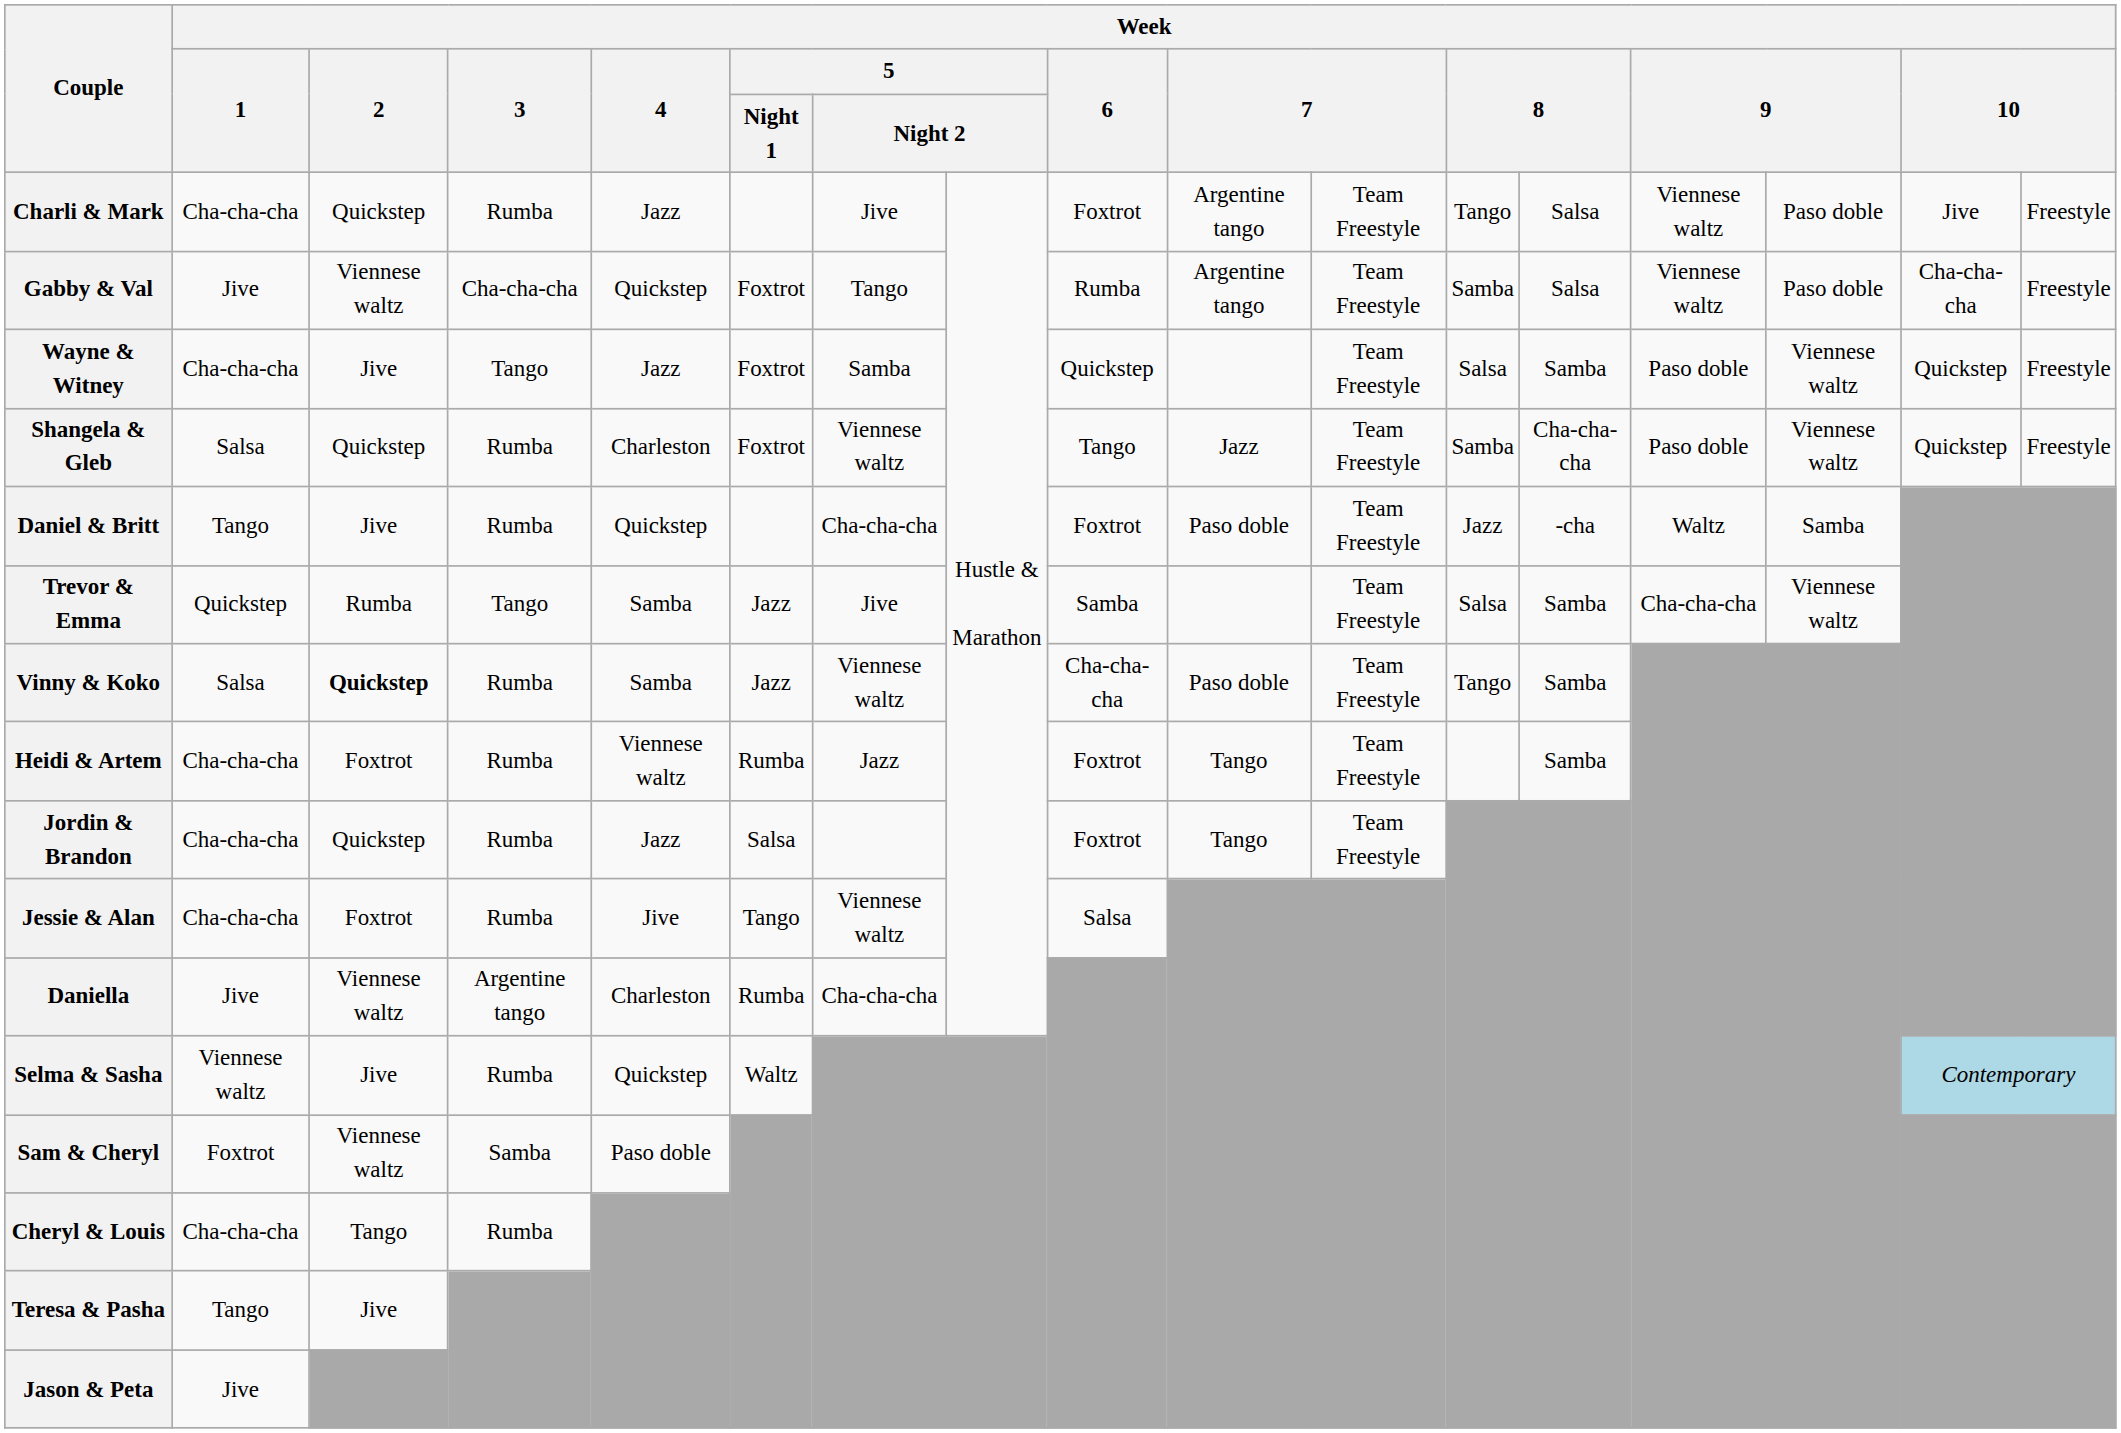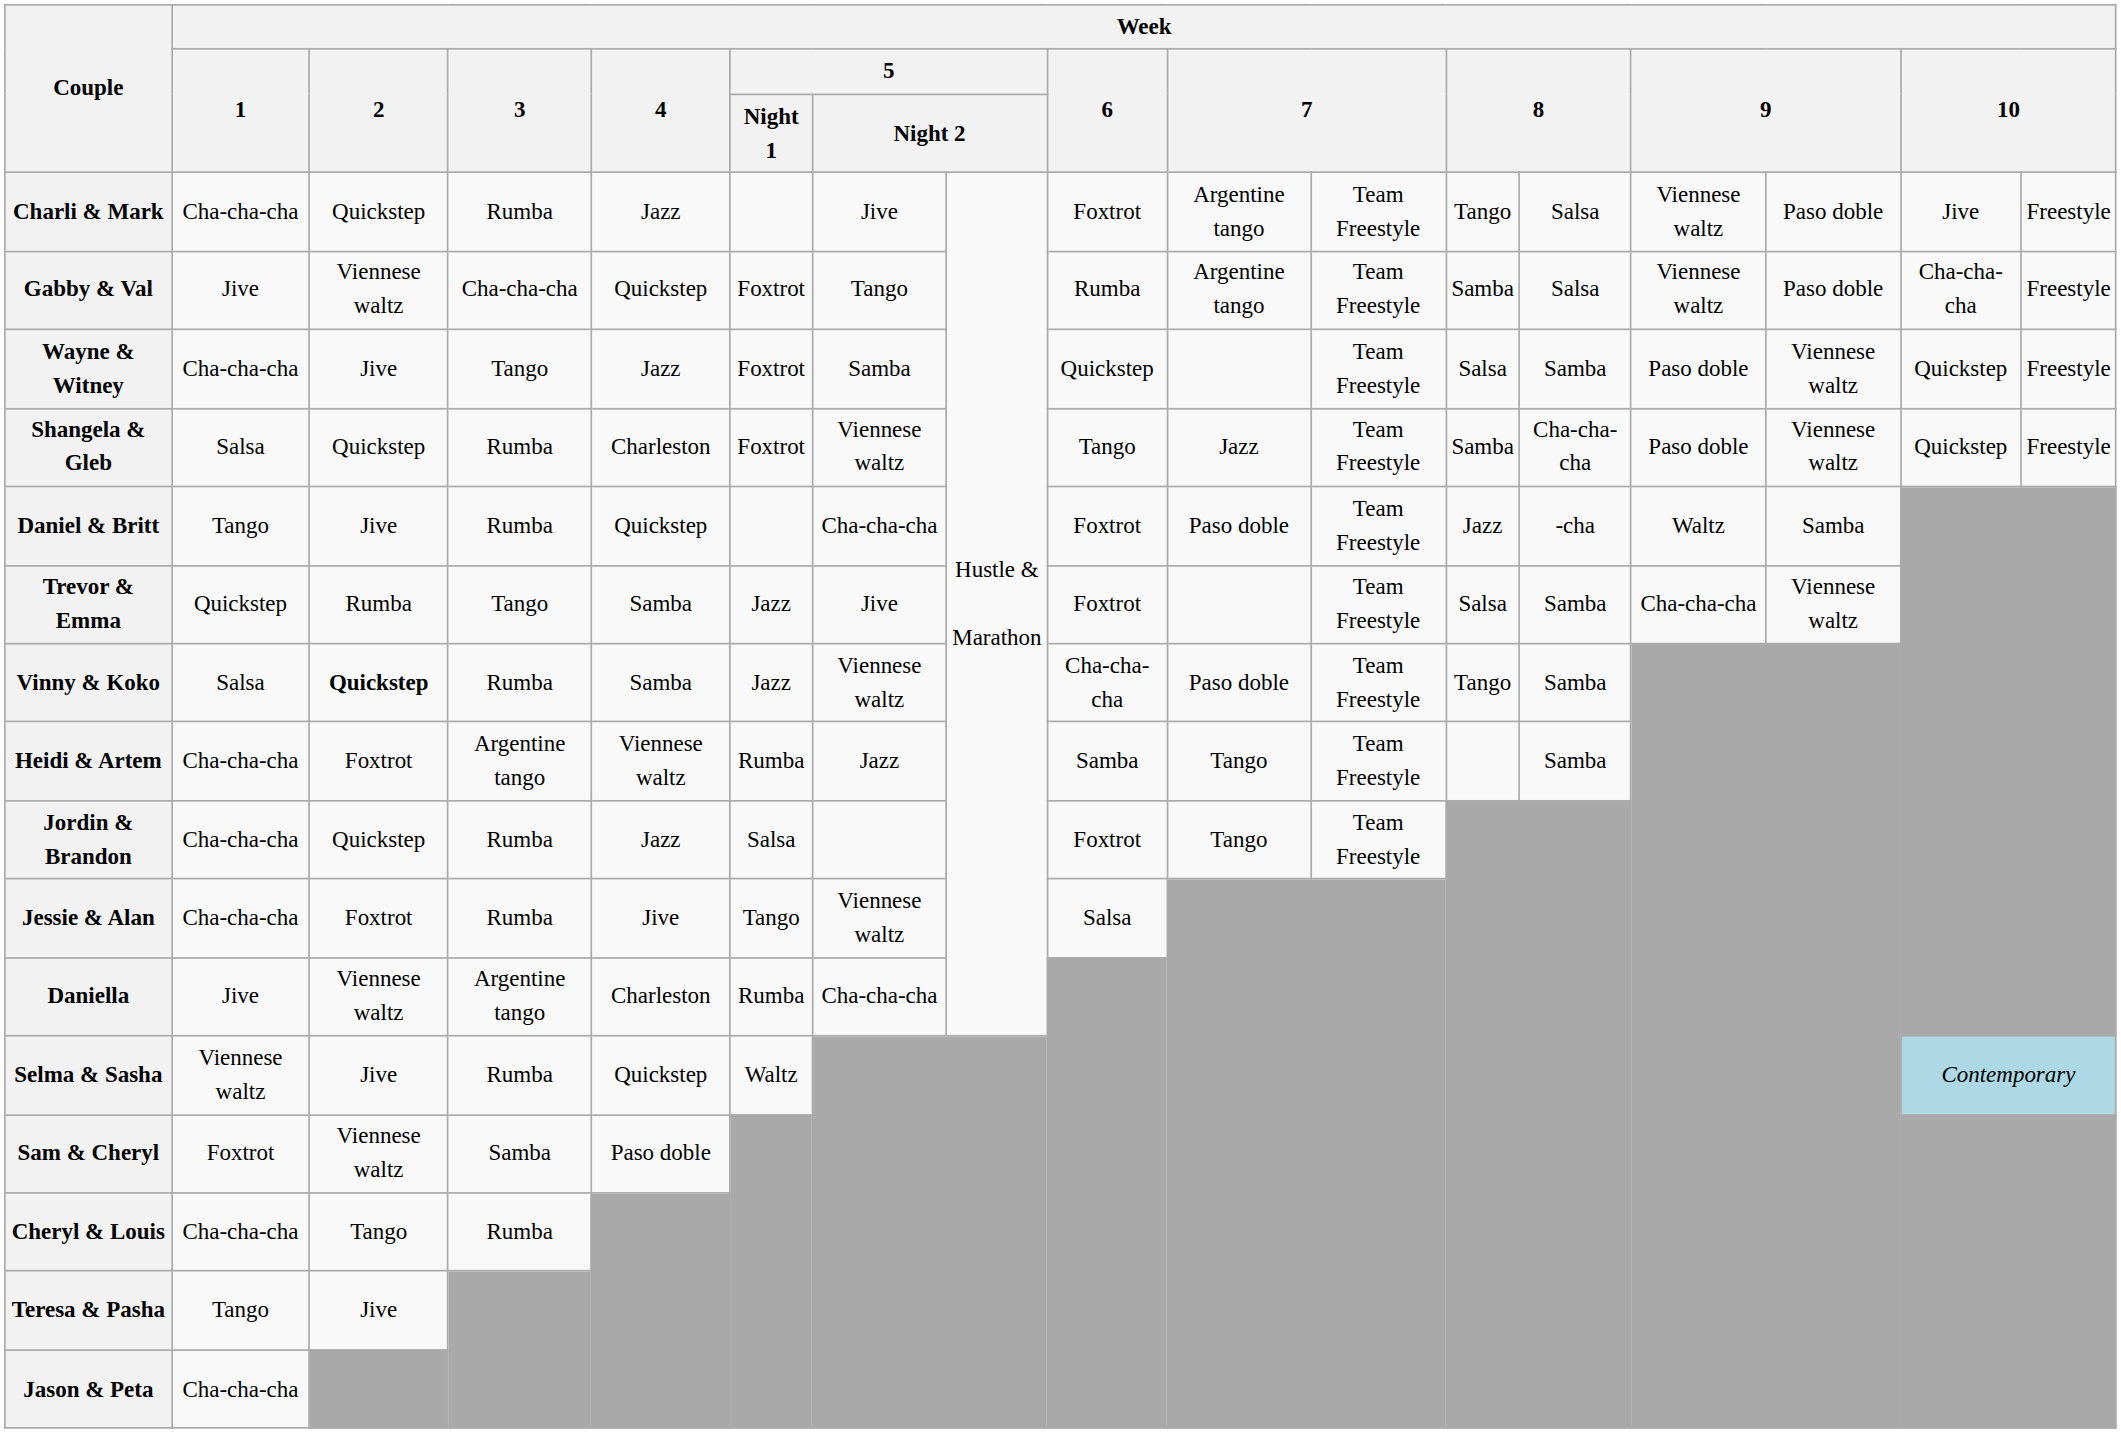(1107, 603) Samba -> (1107, 603) Foxtrot
(520, 760) Rumba -> (520, 760) Argentine tango
(1107, 760) Foxtrot -> (1107, 760) Samba
(240, 1388) Jive -> (240, 1388) Cha-cha-cha
